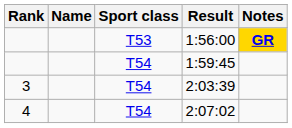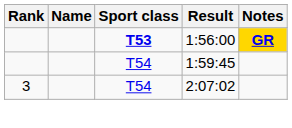(139, 39) normal -> (139, 39) bold
- row: (210, 87)
(26, 110) 4 -> (26, 87) 3
